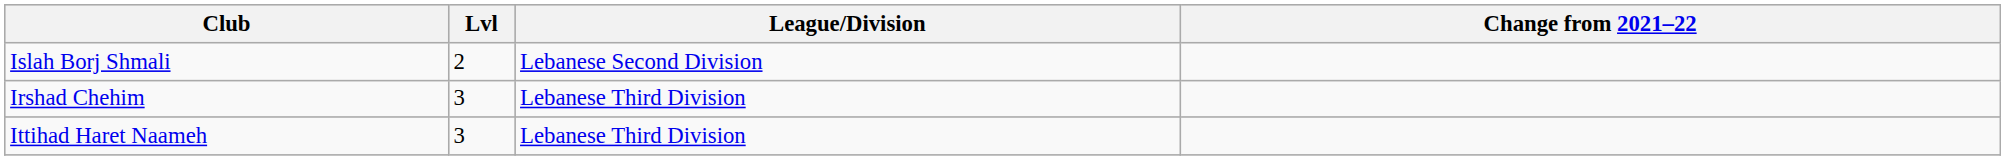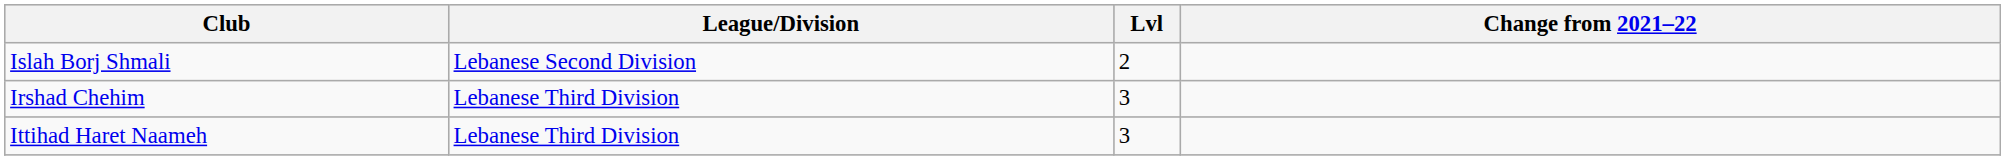columns swapped: (847, 23) <-> (481, 23)
